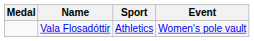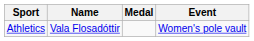columns swapped: (21, 13) <-> (134, 13)
